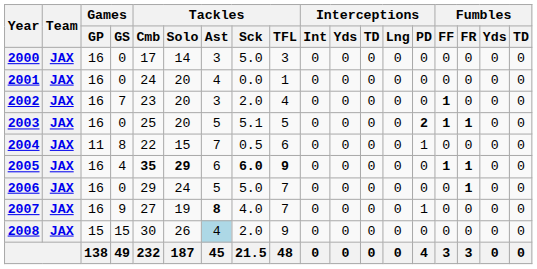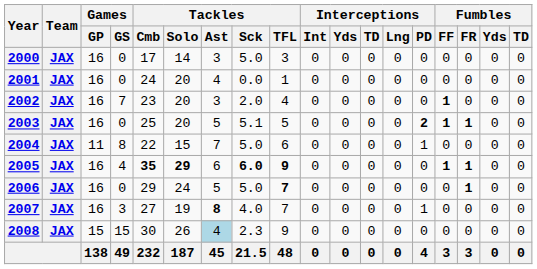(251, 145) 0.5 -> (251, 145) 5.0
(285, 188) normal -> (285, 188) bold
(122, 210) 9 -> (122, 210) 3
(251, 231) 2.0 -> (251, 231) 2.3
